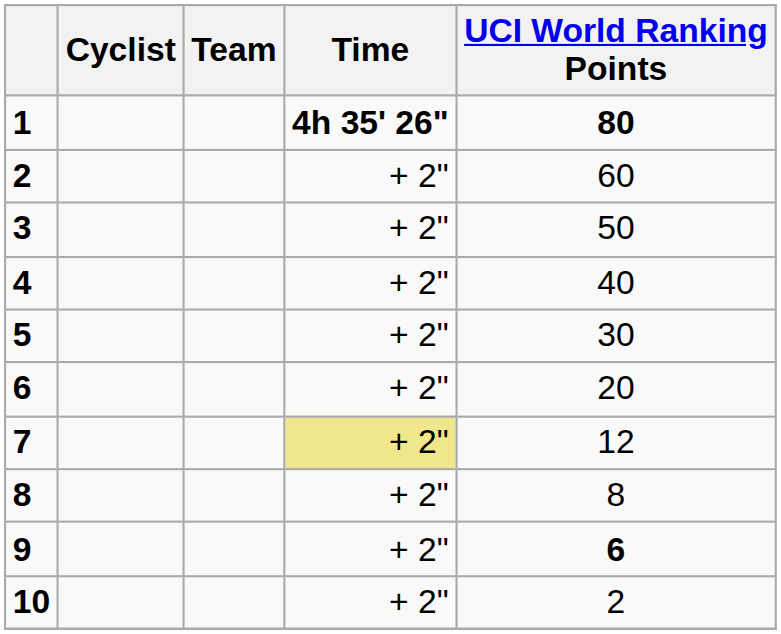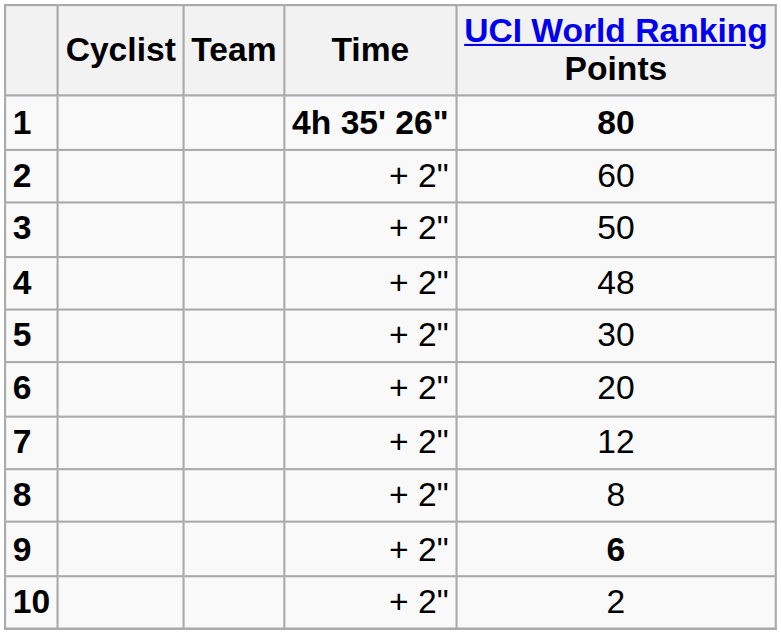(616, 282) 40 -> (616, 282) 48
(419, 441) khaki background -> (419, 441) no background
